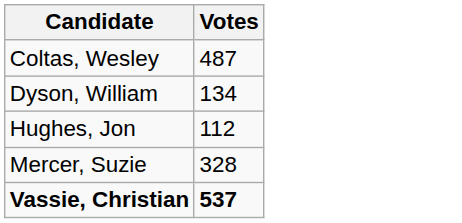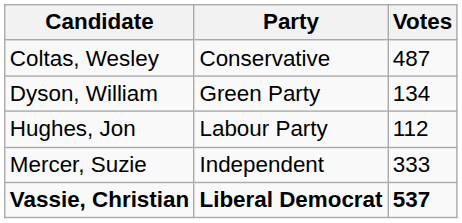+ column: (291, 22)
(218, 164) 328 -> (411, 164) 333
